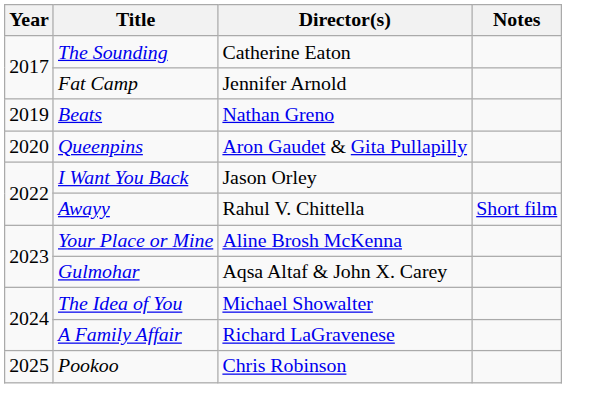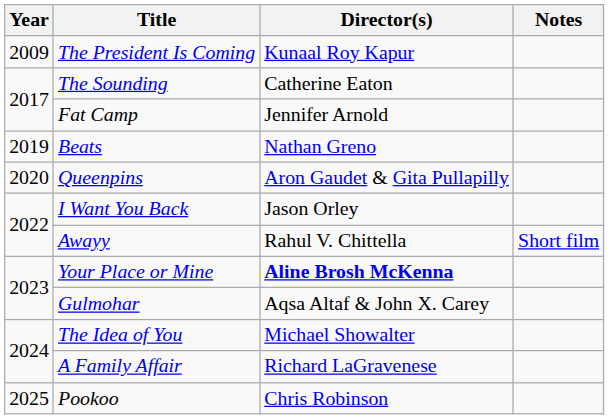+ row: (157, 51)
(312, 240) normal -> (359, 271) bold
